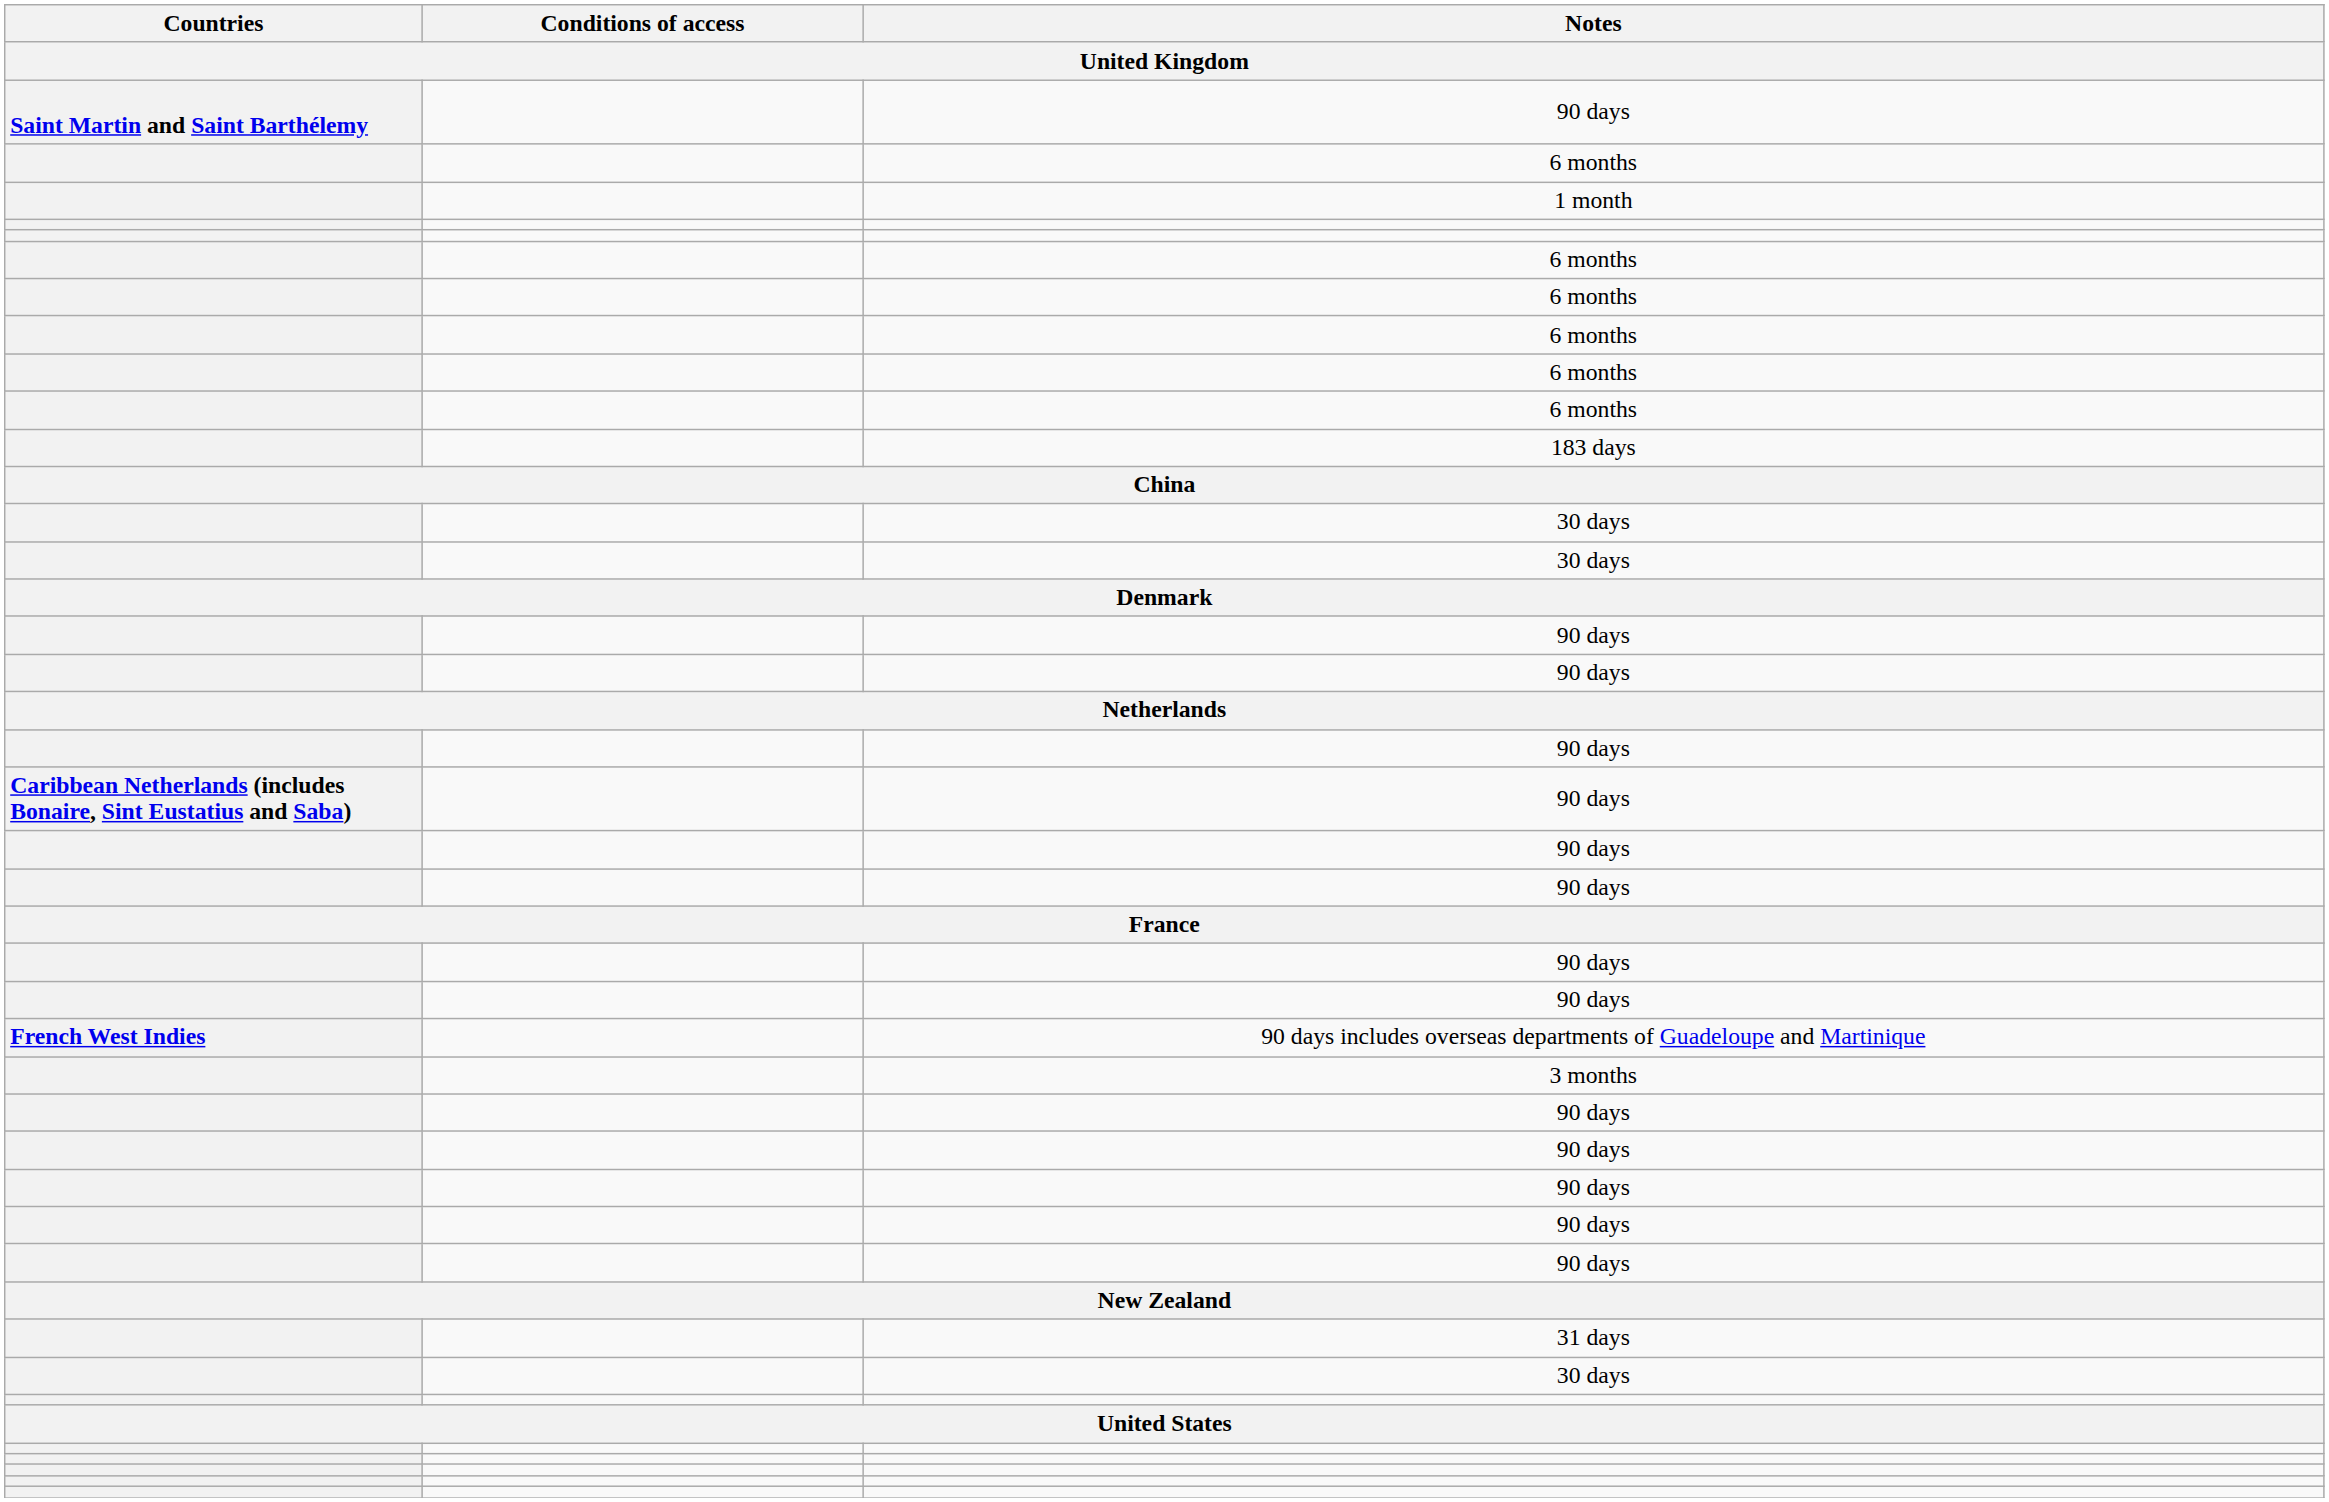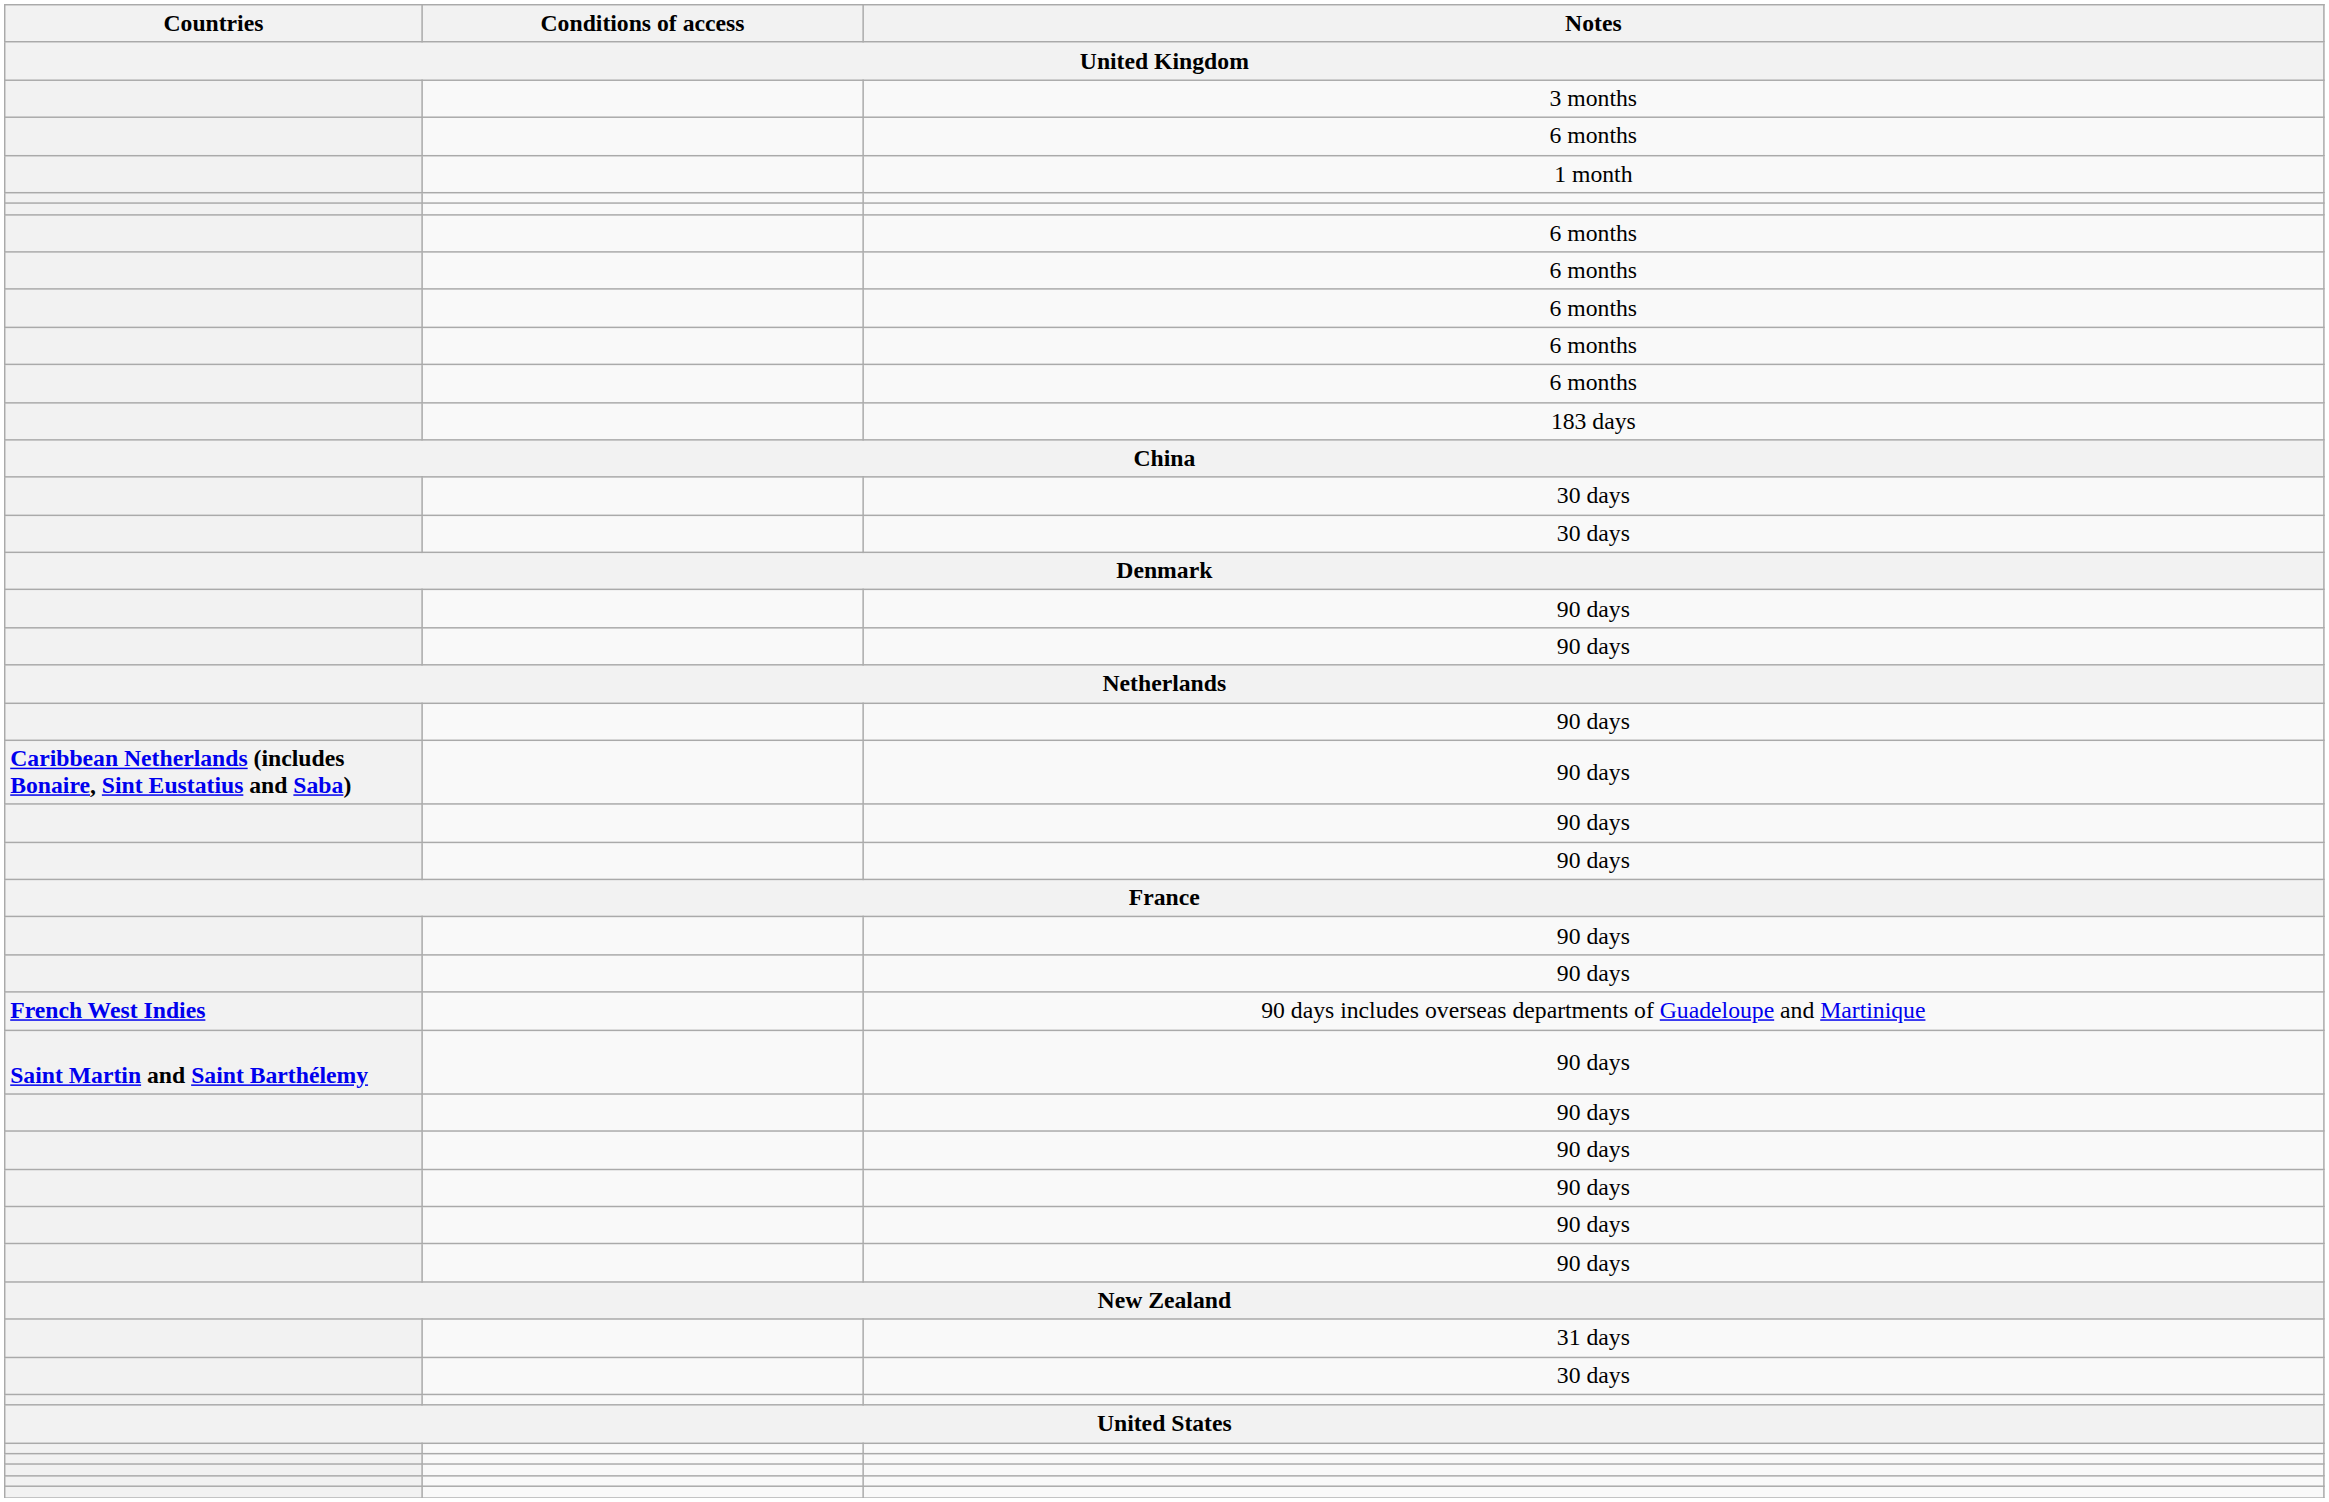rows swapped: (213, 1075) <-> (189, 125)
